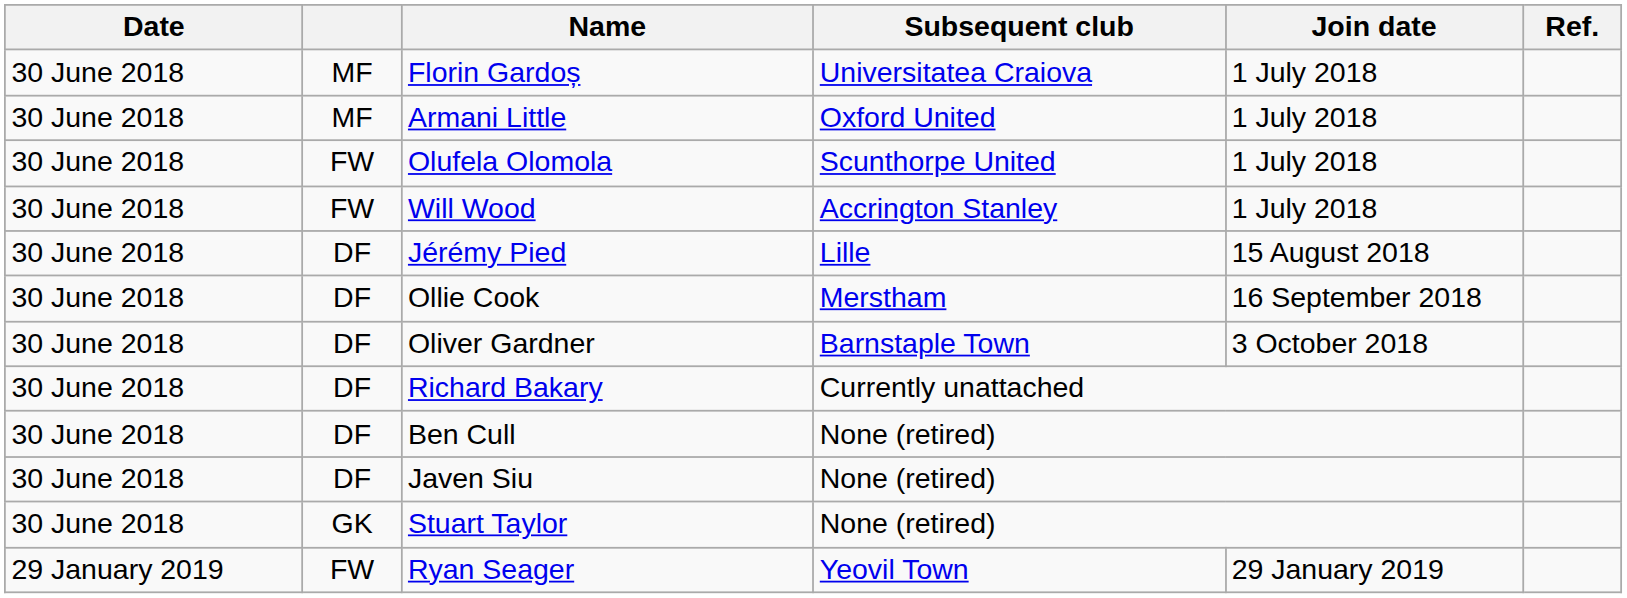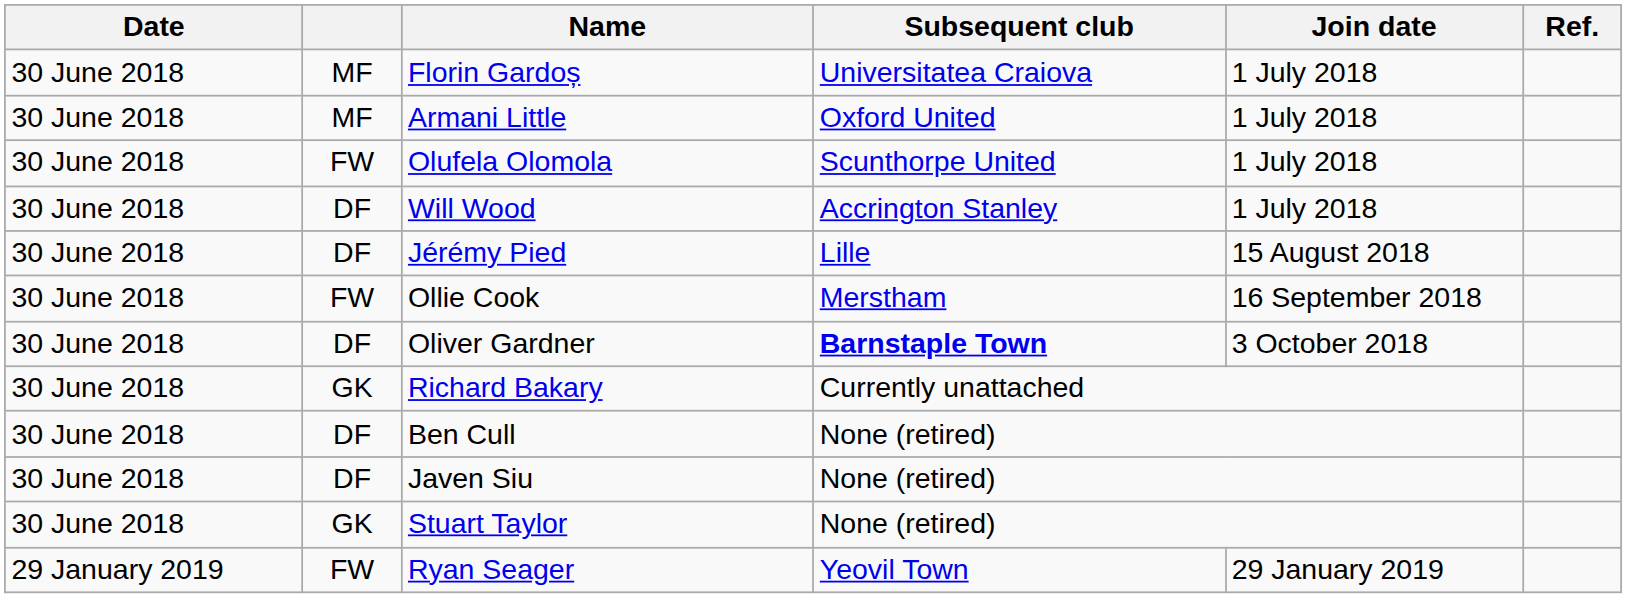(352, 207) FW -> (352, 207) DF
(352, 298) DF -> (352, 298) FW
(925, 343) normal -> (933, 343) bold
(352, 388) DF -> (352, 388) GK
